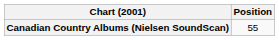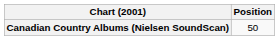(253, 27) 55 -> (253, 27) 50
